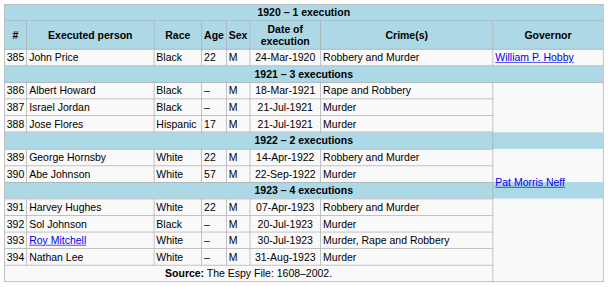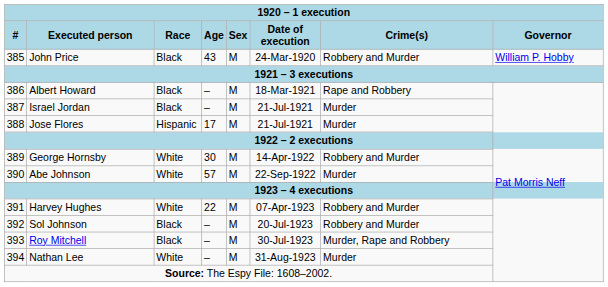(210, 58) 22 -> (210, 58) 43
(210, 157) 22 -> (210, 157) 30
(340, 224) Murder -> (371, 224) Robbery and Murder
(170, 240) White -> (169, 240) Black
